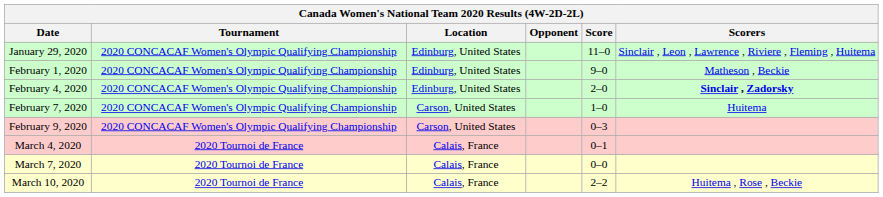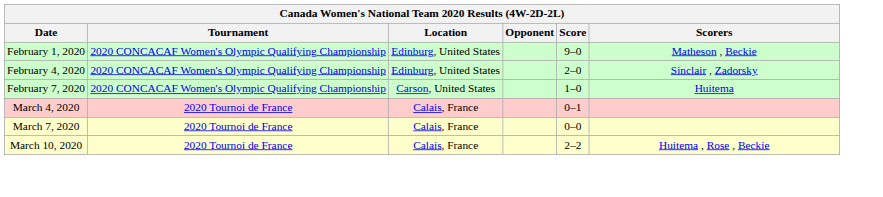- row: (48, 51)
(747, 89) bold -> (714, 70) normal
- row: (48, 126)
